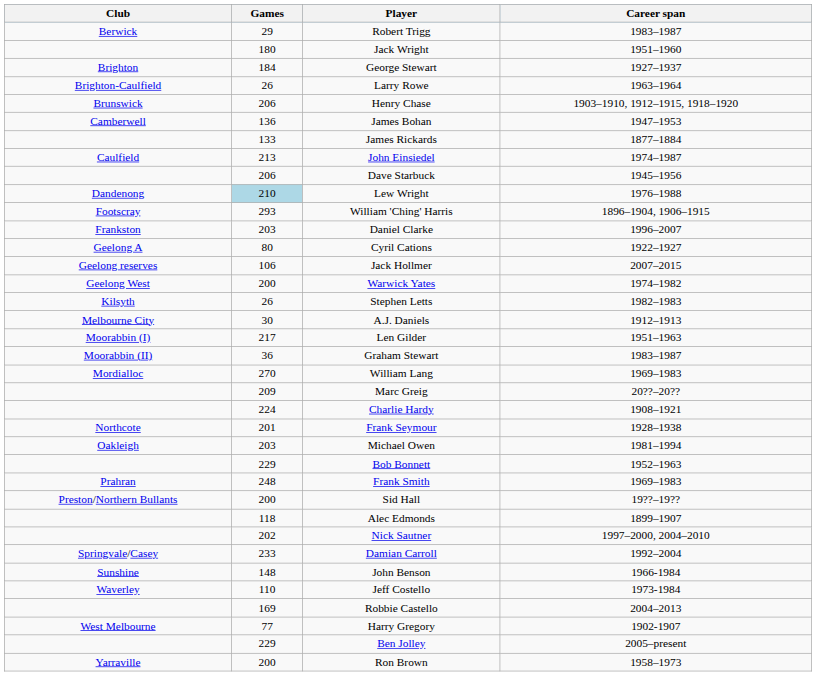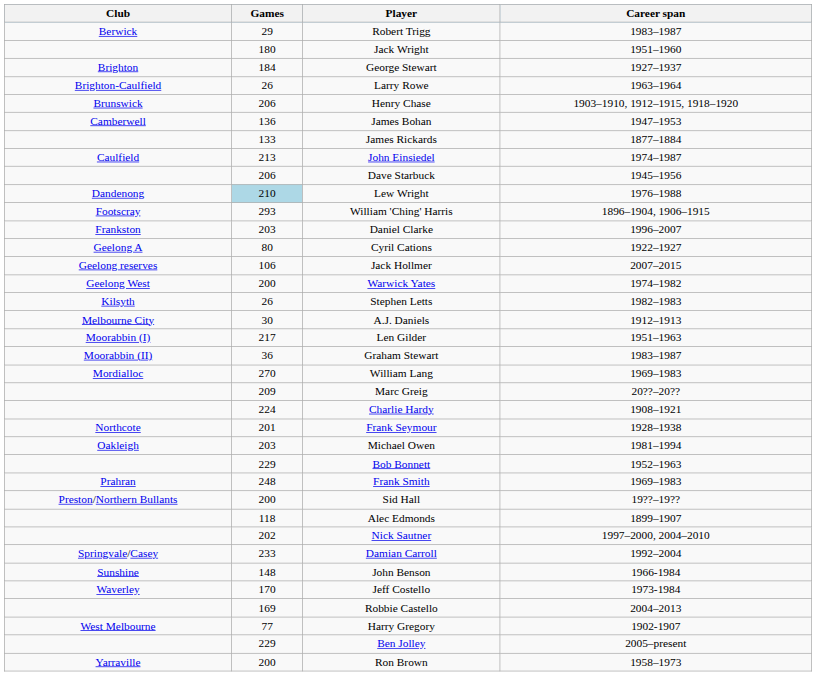(267, 590) 110 -> (267, 590) 170
